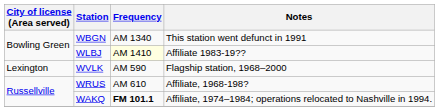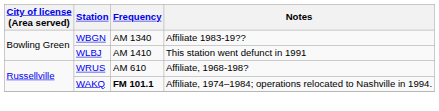(236, 38) This station went defunct in 1991 -> (206, 38) Affiliate 1983-19??
(132, 53) lightyellow background -> (132, 53) no background
(206, 53) Affiliate 1983-19?? -> (236, 53) This station went defunct in 1991
- row: (90, 68)
